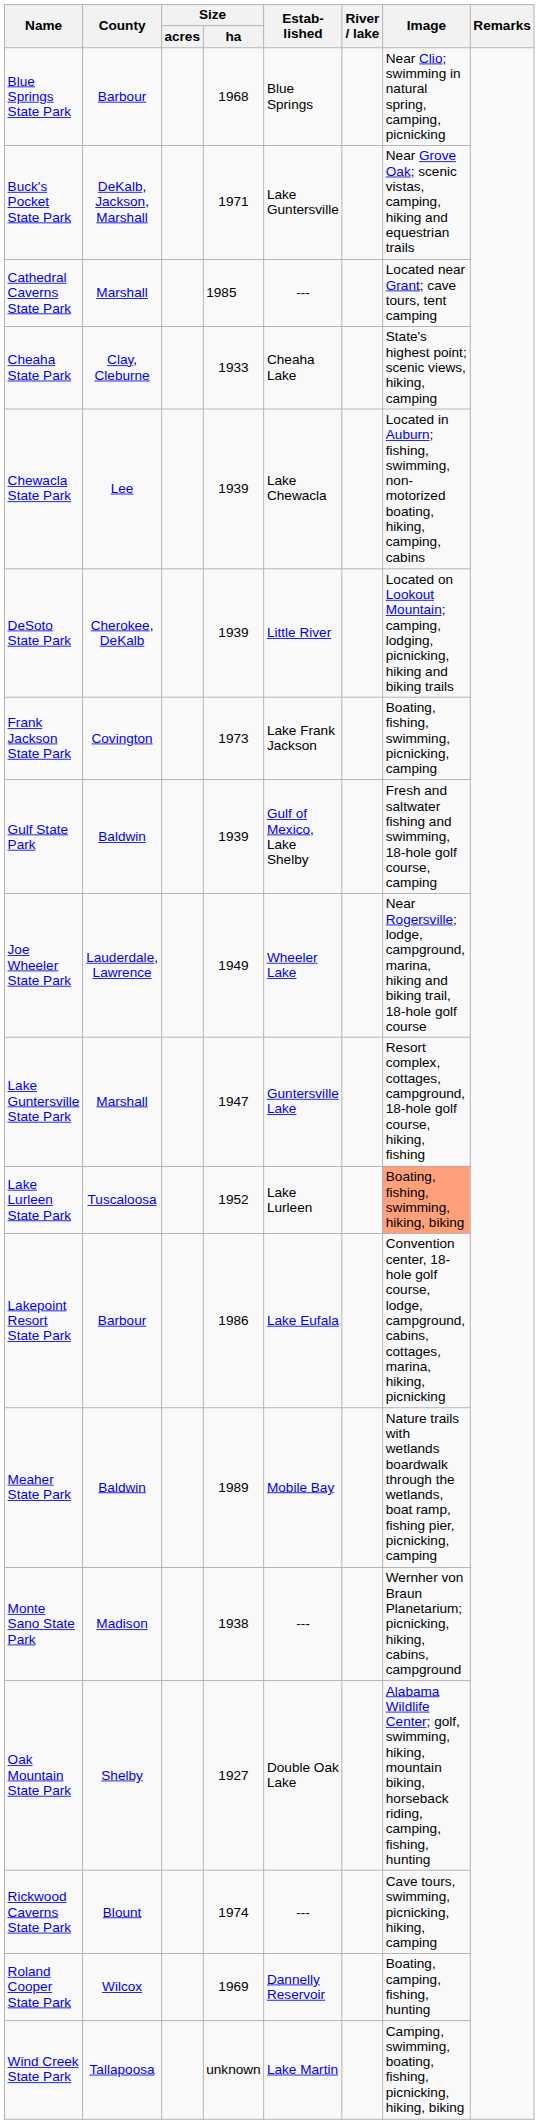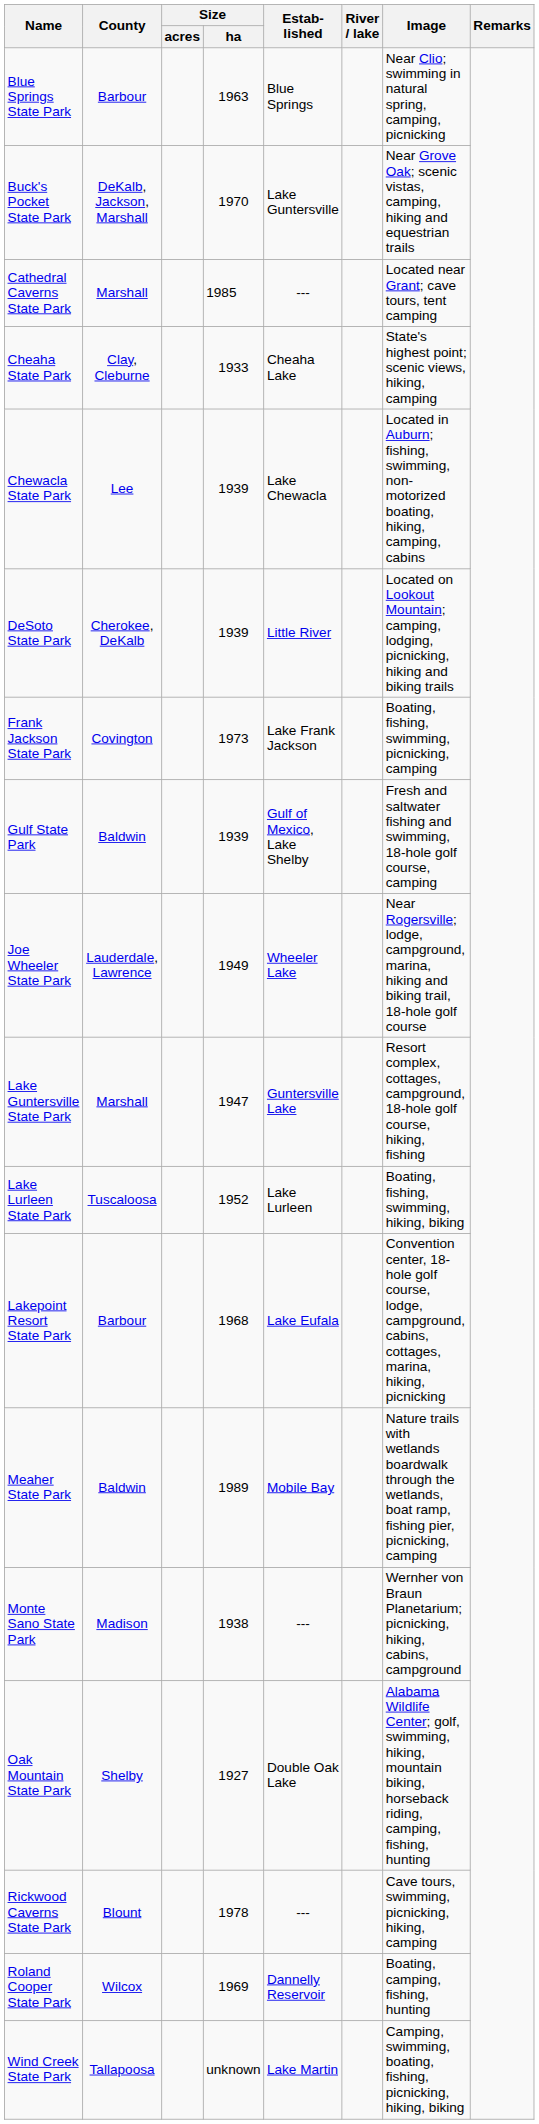(233, 96) 1968 -> (233, 96) 1963
(233, 202) 1971 -> (233, 202) 1970
(425, 1199) lightsalmon background -> (425, 1199) no background
(233, 1320) 1986 -> (233, 1320) 1968
(233, 1911) 1974 -> (233, 1911) 1978
